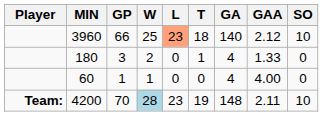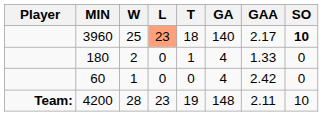- column: (122, 15)
(268, 36) 2.12 -> (263, 36) 2.17
(303, 36) normal -> (301, 36) bold
(268, 79) 4.00 -> (263, 79) 2.42
(150, 100) lightblue background -> (134, 100) no background
